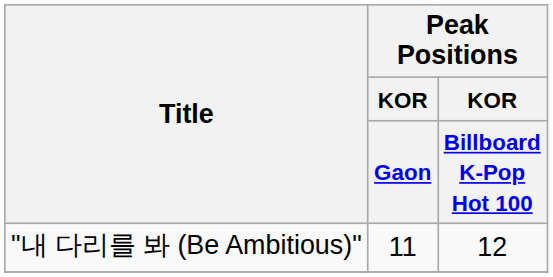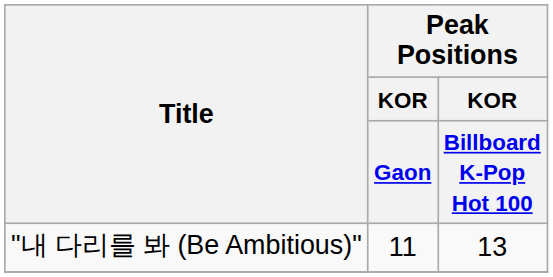(492, 246) 12 -> (492, 246) 13
